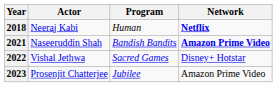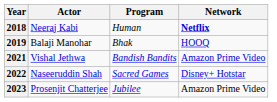+ row: (16, 43)
(66, 43) Naseeruddin Shah -> (58, 58) Vishal Jethwa
(226, 43) bold -> (223, 58) normal
(58, 58) Vishal Jethwa -> (66, 74) Naseeruddin Shah
